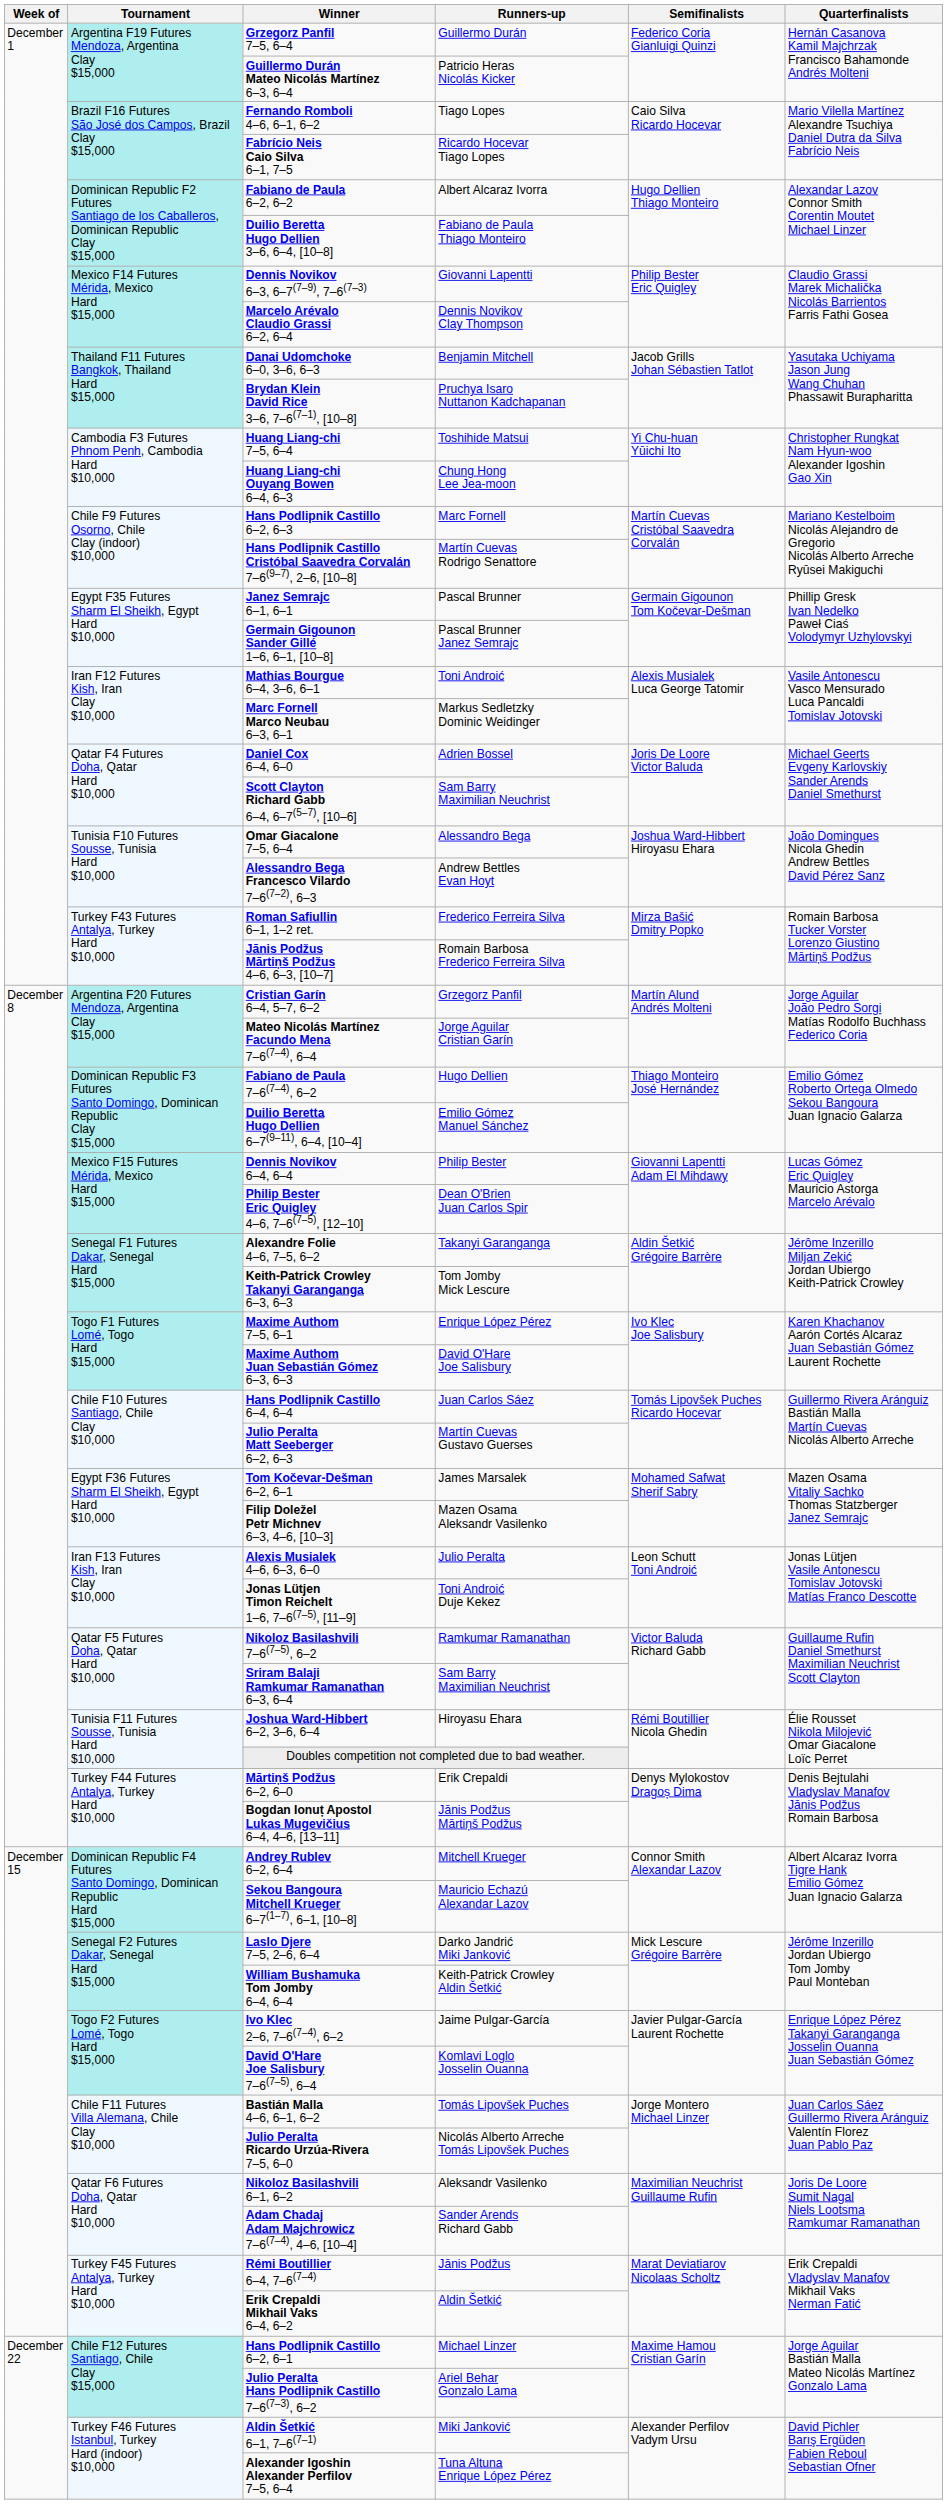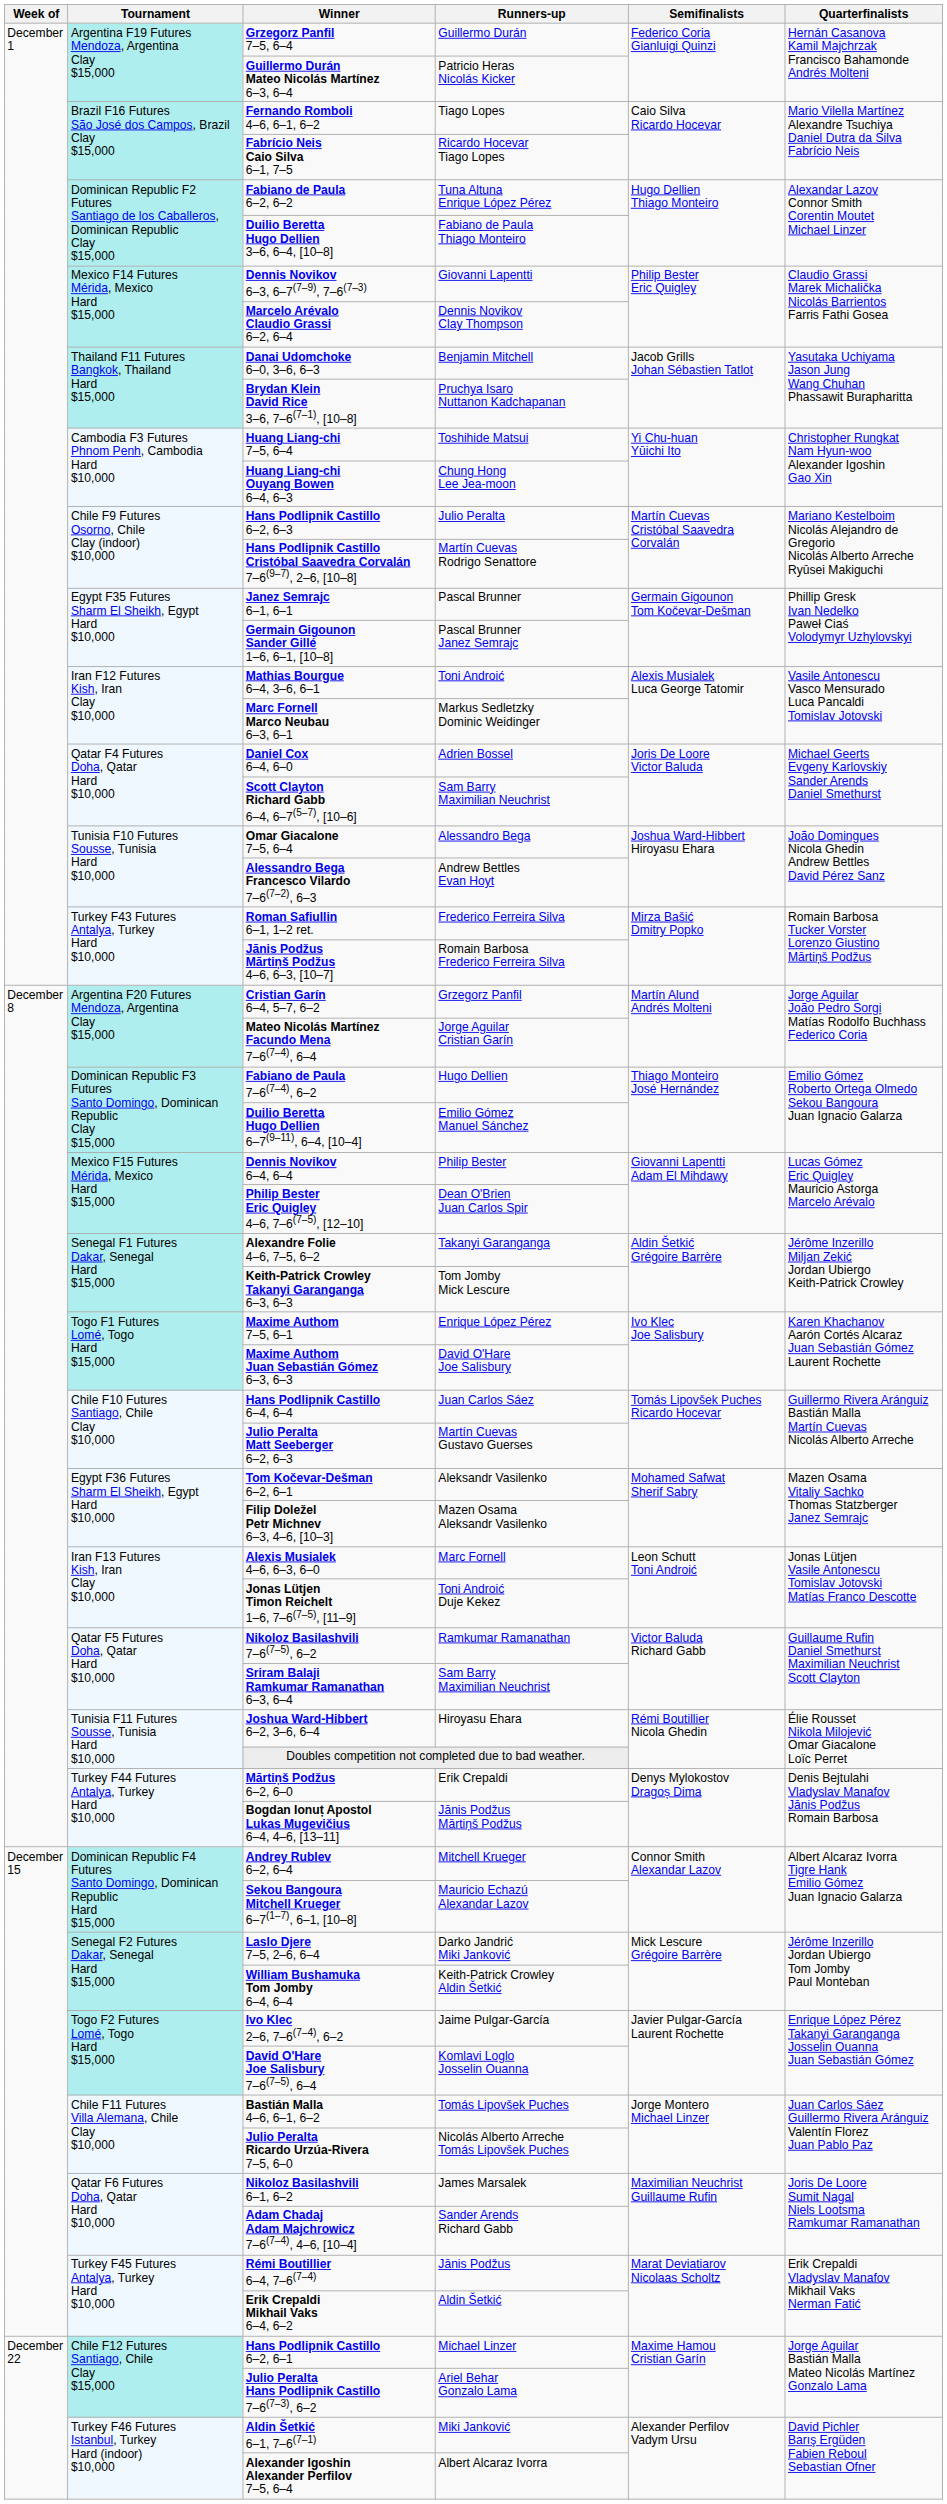(493, 189) Albert Alcaraz Ivorra -> (495, 196) Tuna Altuna Enrique López Pérez
(472, 516) Marc Fornell -> (472, 516) Julio Peralta
(482, 1478) James Marsalek -> (493, 1478) Aleksandr Vasilenko
(472, 1556) Julio Peralta -> (472, 1556) Marc Fornell
(493, 2183) Aleksandr Vasilenko -> (482, 2183) James Marsalek
(495, 2469) Tuna Altuna Enrique López Pérez -> (493, 2462) Albert Alcaraz Ivorra
